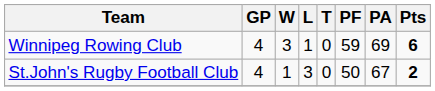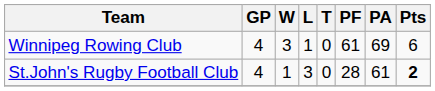(350, 45) 59 -> (350, 45) 61
(413, 45) bold -> (413, 45) normal
(350, 72) 50 -> (350, 72) 28
(381, 72) 67 -> (381, 72) 61
